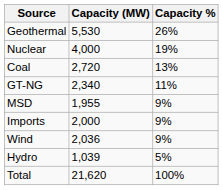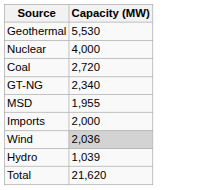- column: (185, 13)
(86, 139) no background -> (86, 139) lightgrey background
